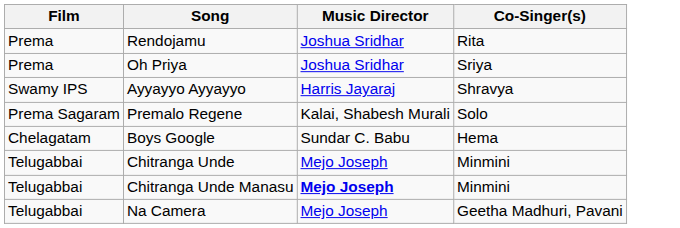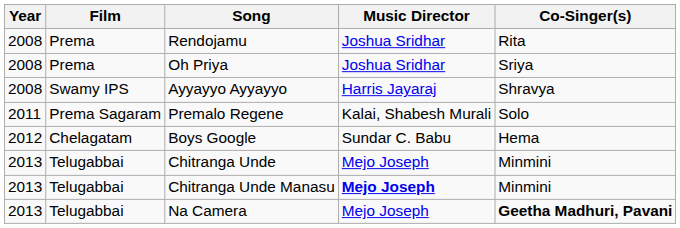+ column: (25, 16)
(540, 211) normal -> (585, 211) bold
